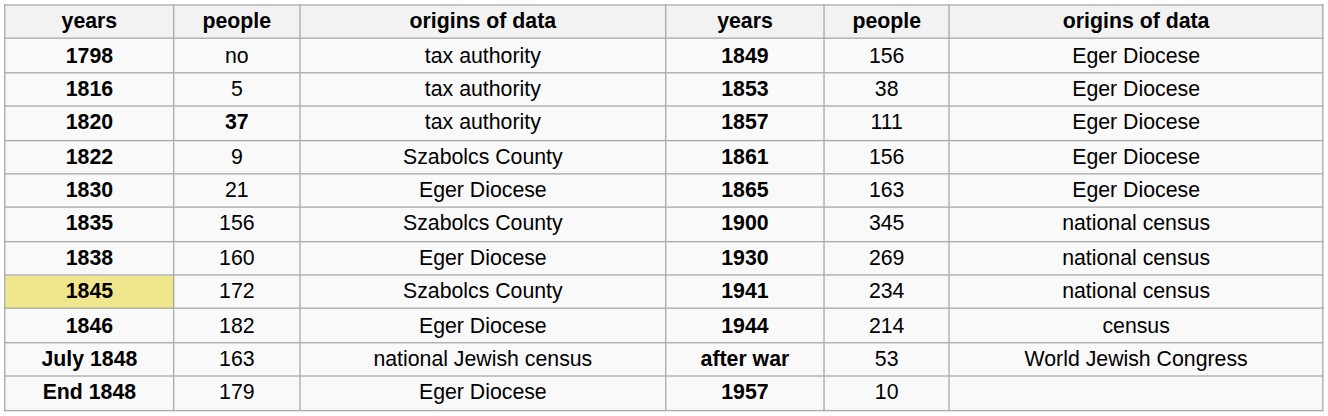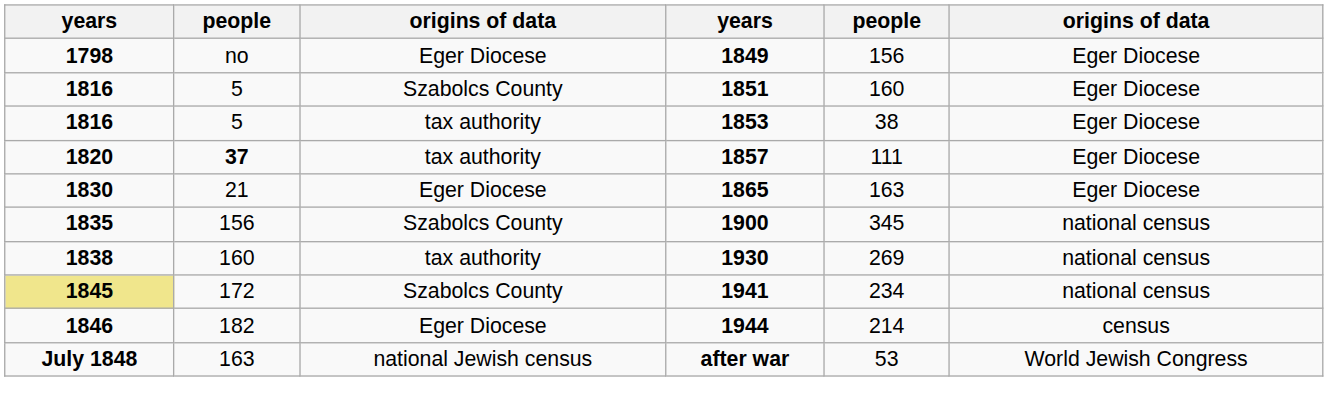(483, 55) tax authority -> (483, 55) Eger Diocese
+ row: (745, 89)
- row: (745, 156)
(483, 257) Eger Diocese -> (483, 257) tax authority
- row: (745, 392)
